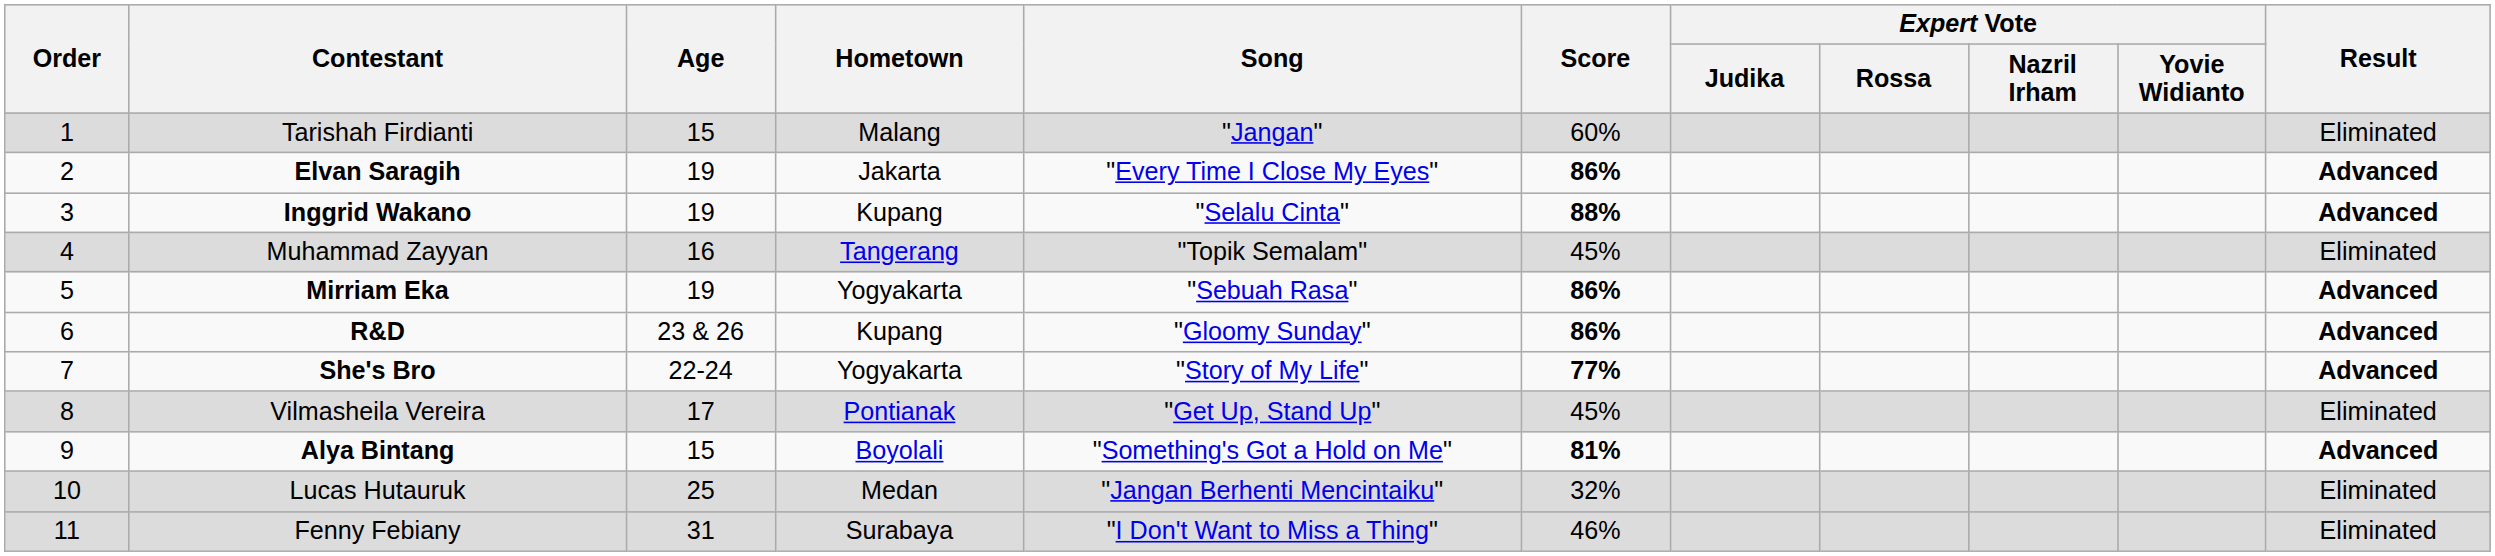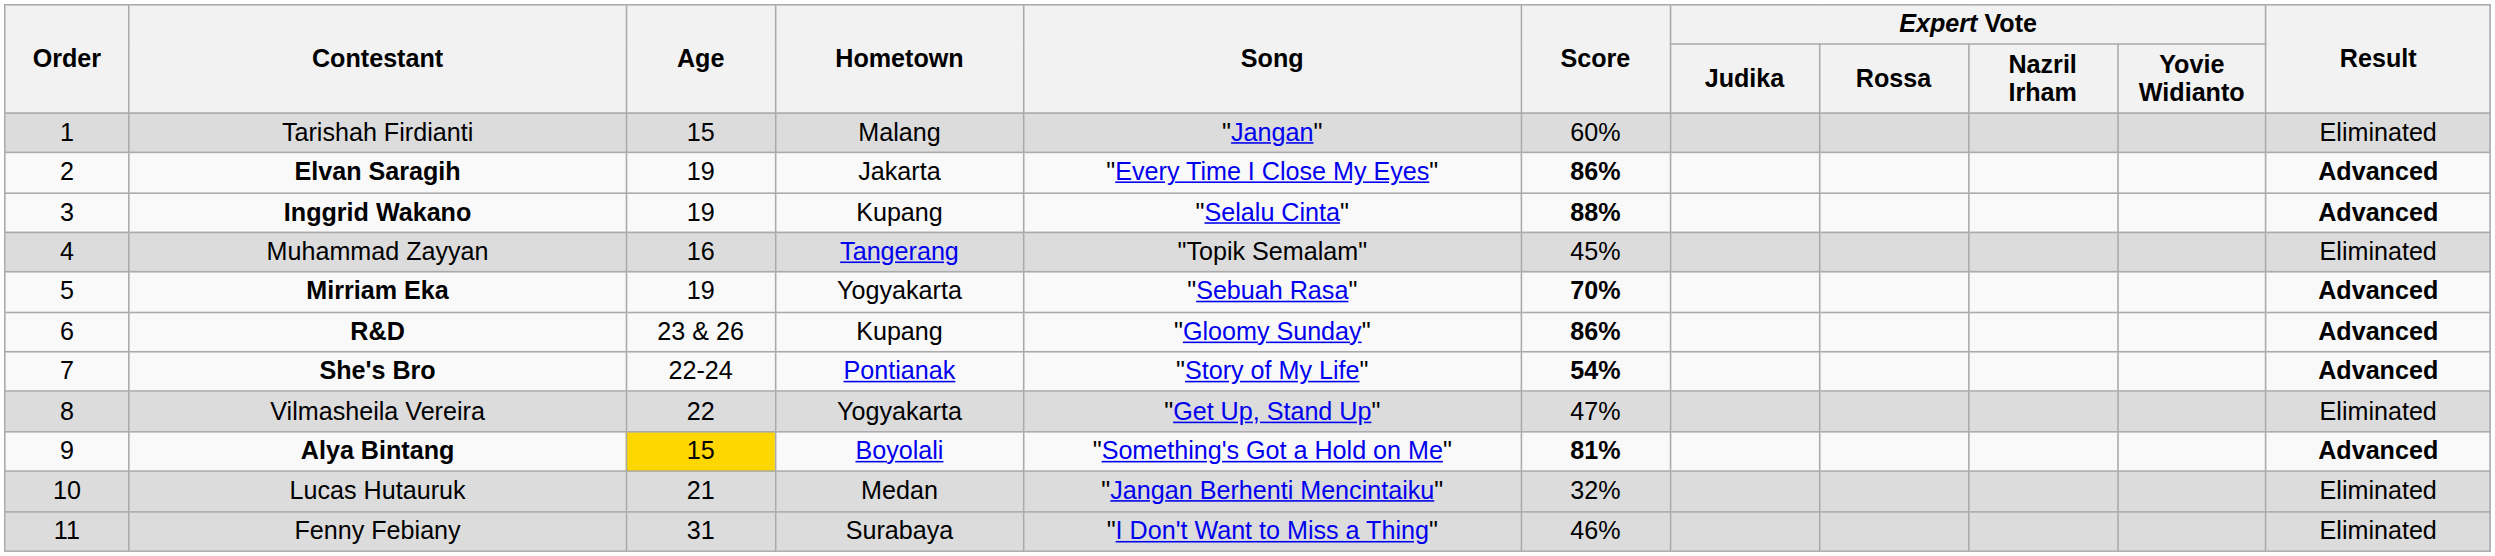(1595, 291) 86% -> (1595, 291) 70%
(899, 371) Yogyakarta -> (899, 371) Pontianak
(1595, 371) 77% -> (1595, 371) 54%
(701, 411) 17 -> (701, 411) 22
(899, 411) Pontianak -> (899, 411) Yogyakarta
(1595, 411) 45% -> (1595, 411) 47%
(701, 451) no background -> (701, 451) gold background
(701, 490) 25 -> (701, 490) 21
